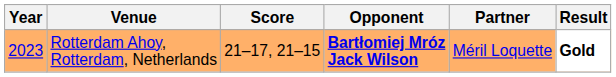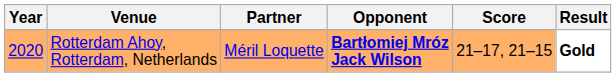columns swapped: (502, 17) <-> (272, 17)
(26, 51) 2023 -> (26, 51) 2020
